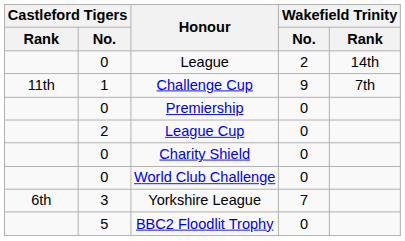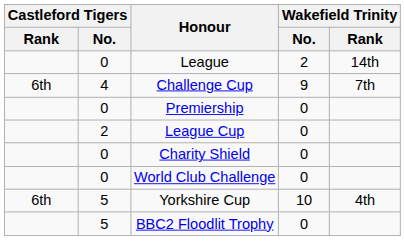(41, 85) 11th -> (41, 85) 6th
(104, 85) 1 -> (104, 85) 4
- row: (205, 200)
+ row: (205, 200)
